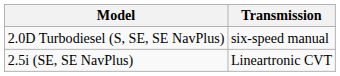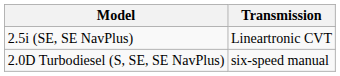rows swapped: (70, 60) <-> (116, 37)
